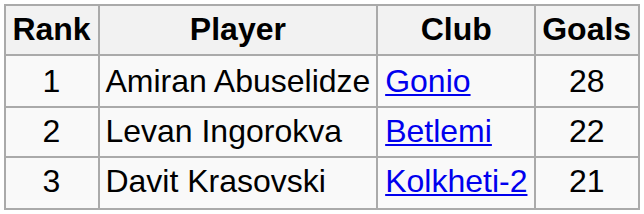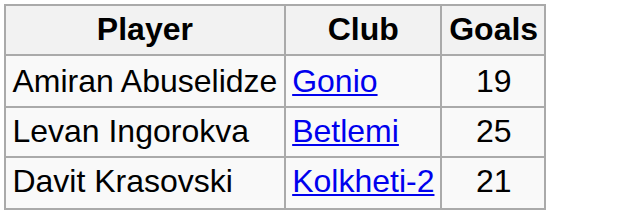- column: (52, 29)
(587, 80) 28 -> (494, 80) 19
(587, 131) 22 -> (494, 131) 25
